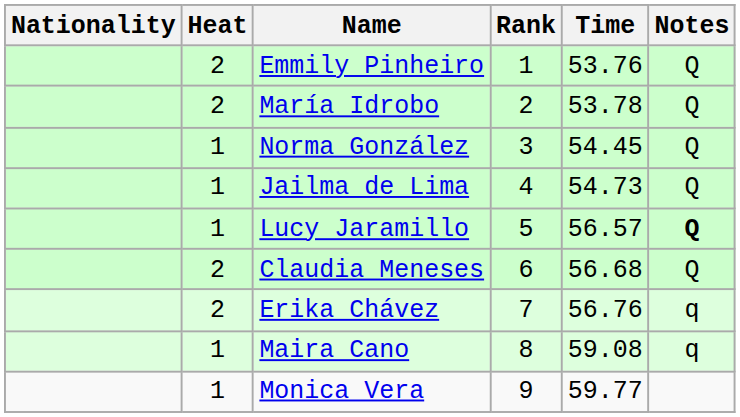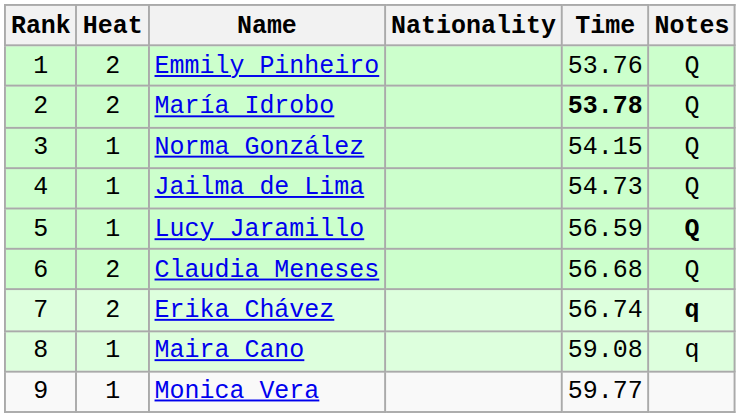columns swapped: (526, 25) <-> (93, 25)
(605, 107) normal -> (605, 107) bold
(605, 147) 54.45 -> (605, 147) 54.15
(605, 229) 56.57 -> (605, 229) 56.59
(605, 310) 56.76 -> (605, 310) 56.74
(692, 310) normal -> (692, 310) bold
